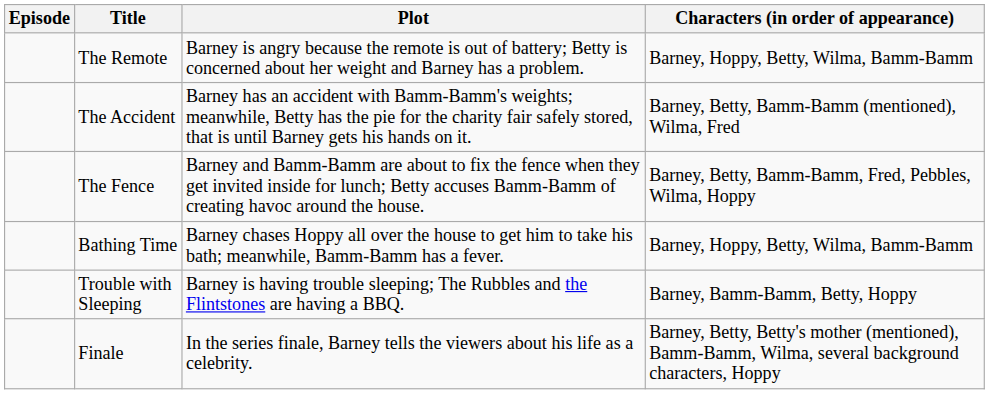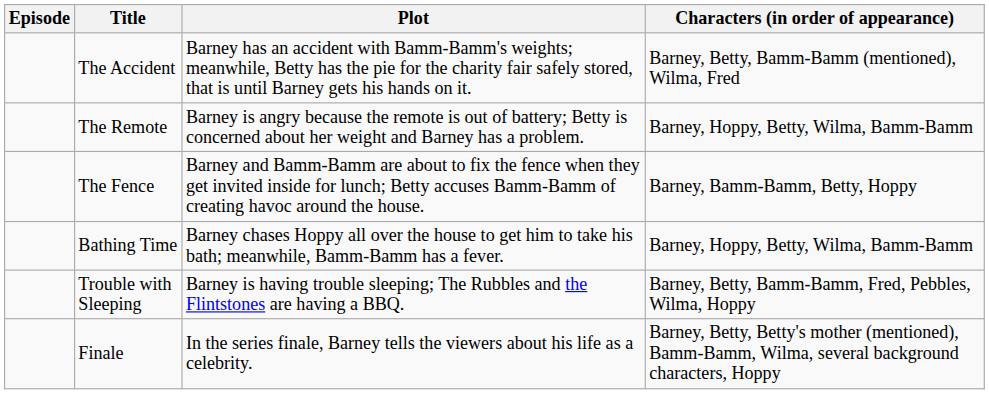rows swapped: (123, 57) <-> (127, 116)
(810, 186) Barney, Betty, Bamm-Bamm, Fred, Pebbles, Wilma, Hoppy -> (783, 186) Barney, Bamm-Bamm, Betty, Hoppy
(783, 294) Barney, Bamm-Bamm, Betty, Hoppy -> (810, 294) Barney, Betty, Bamm-Bamm, Fred, Pebbles, Wilma, Hoppy
